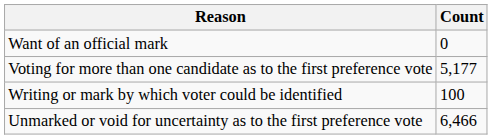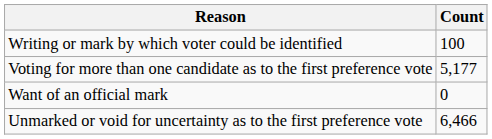rows swapped: (88, 43) <-> (175, 95)
